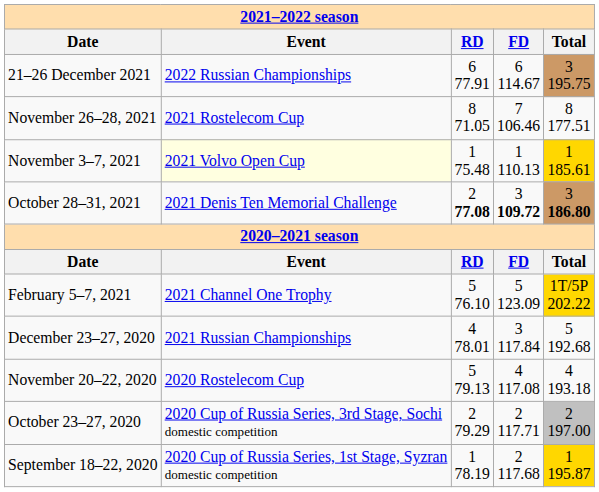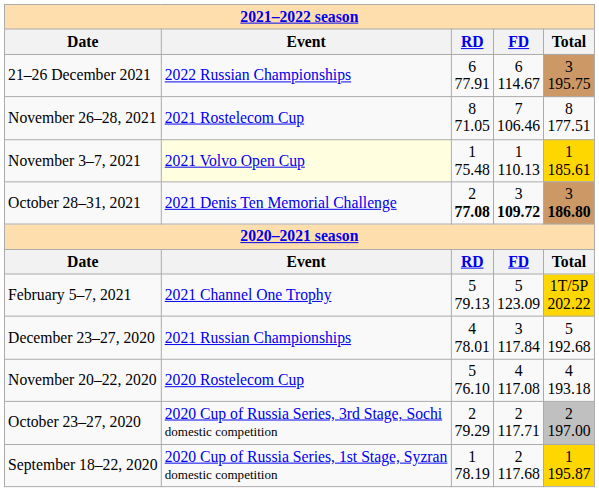(472, 295) 5 76.10 -> (472, 295) 5 79.13
(472, 380) 5 79.13 -> (472, 380) 5 76.10
